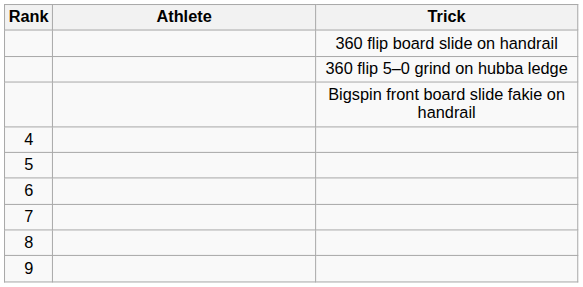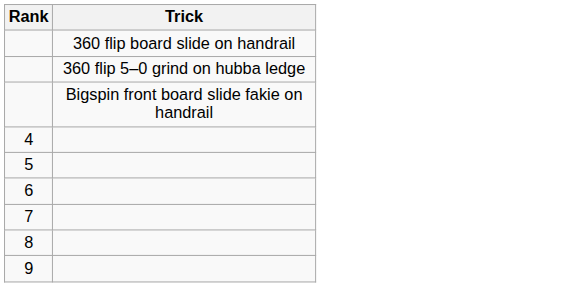- column: (184, 17)
